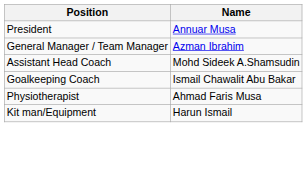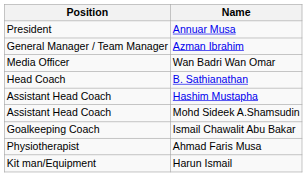+ row: (224, 63)
+ row: (210, 79)
+ row: (215, 96)
